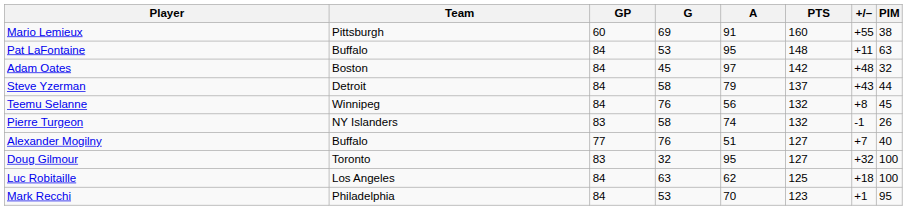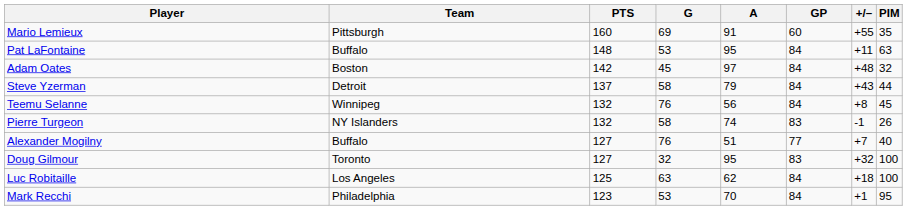columns swapped: (623, 13) <-> (819, 13)
(885, 31) 38 -> (885, 31) 35
